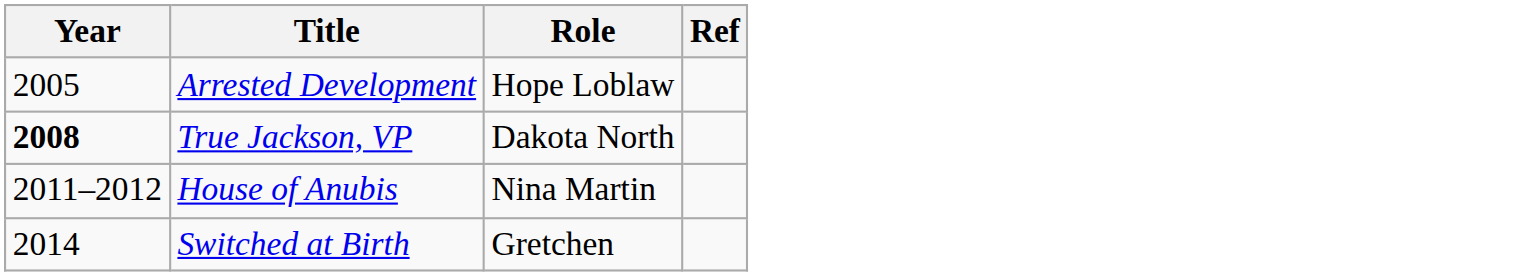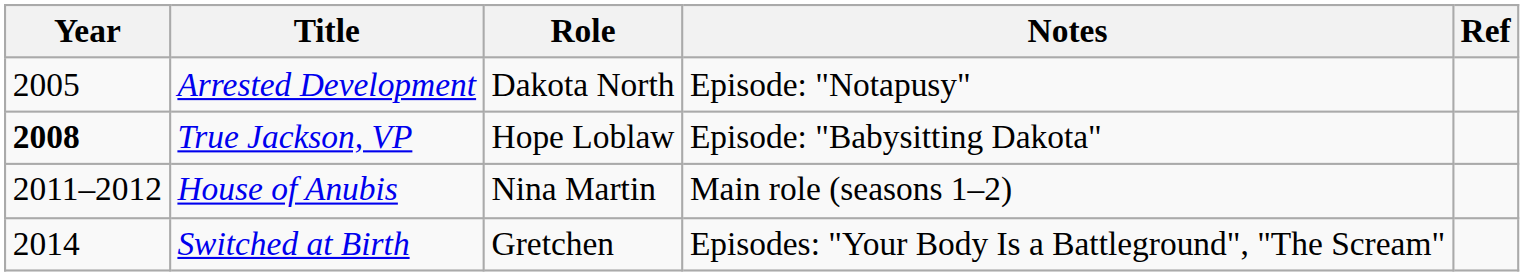+ column: (1067, 31)
(583, 84) Hope Loblaw -> (583, 84) Dakota North
(583, 137) Dakota North -> (583, 137) Hope Loblaw
